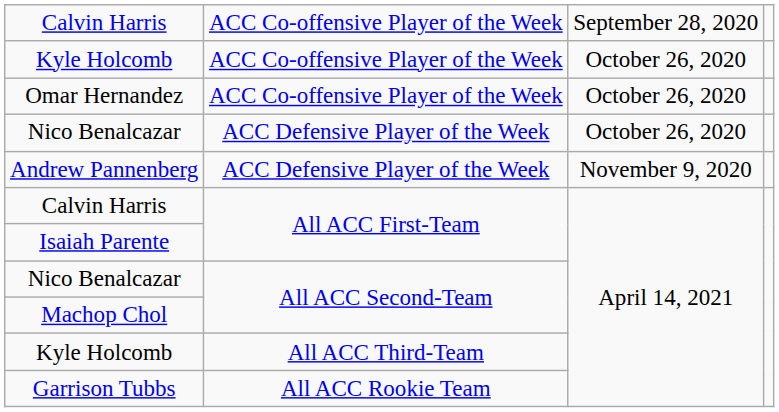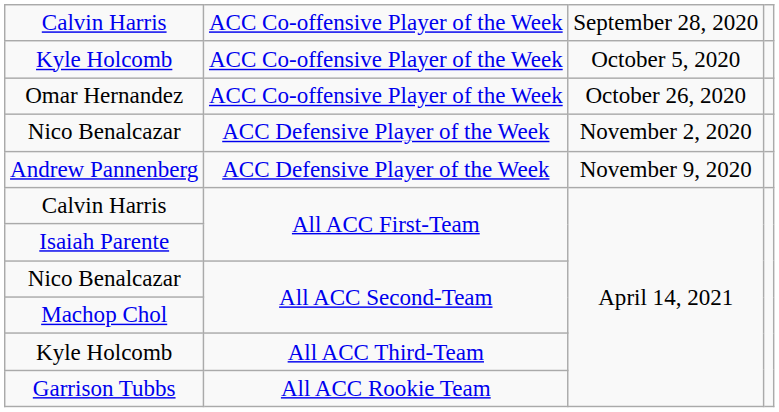(666, 59) October 26, 2020 -> (666, 59) October 5, 2020
(666, 132) October 26, 2020 -> (666, 132) November 2, 2020
